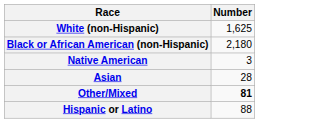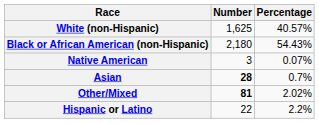+ column: (284, 12)
(246, 77) normal -> (246, 77) bold
(246, 110) 88 -> (246, 110) 22
